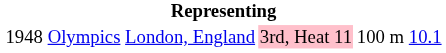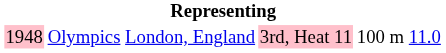(24, 36) no background -> (24, 36) pink background
(425, 36) 10.1 -> (425, 36) 11.0
